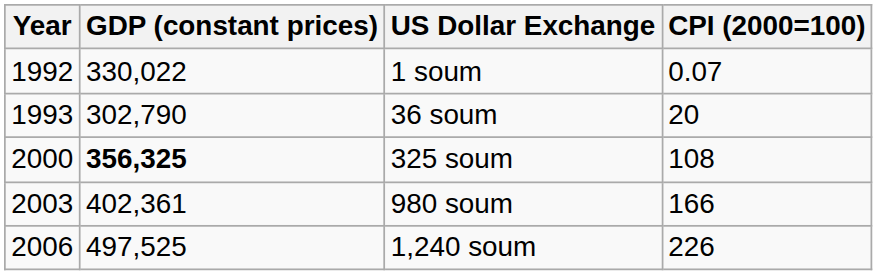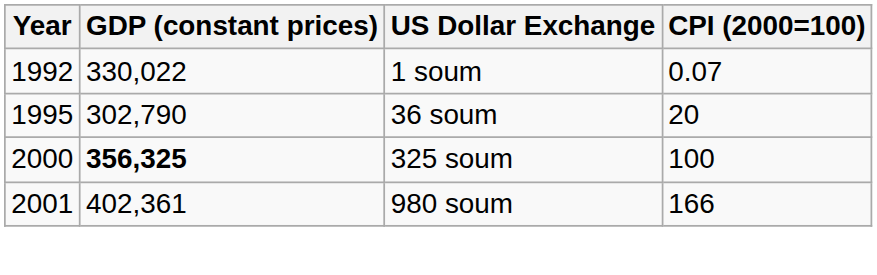(42, 114) 1993 -> (42, 114) 1995
(691, 159) 108 -> (691, 159) 100
(42, 203) 2003 -> (42, 203) 2001
- row: (464, 247)
